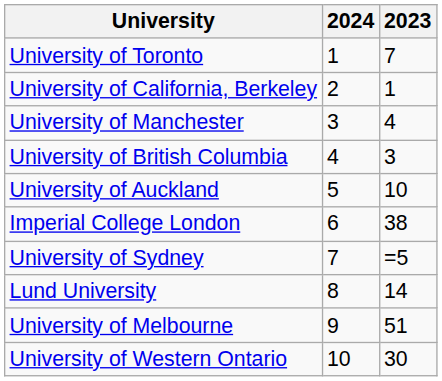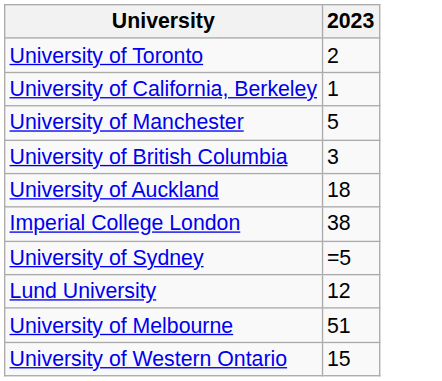- column: (351, 21)
(390, 55) 7 -> (333, 55) 2
(390, 122) 4 -> (333, 122) 5
(396, 190) 10 -> (339, 190) 18
(396, 291) 14 -> (339, 291) 12
(396, 358) 30 -> (339, 358) 15
